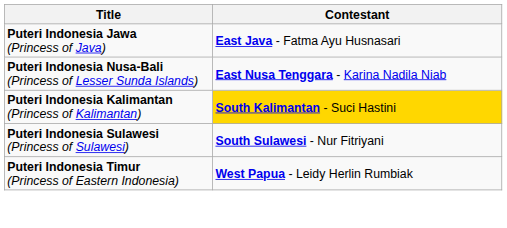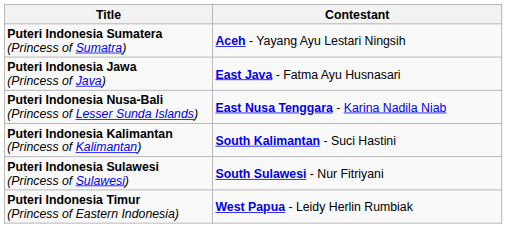+ row: (85, 41)
(306, 107) gold background -> (306, 140) no background
